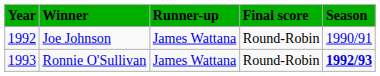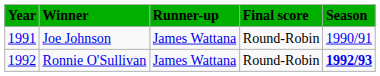(22, 37) 1992 -> (22, 37) 1991
(22, 60) 1993 -> (22, 60) 1992
